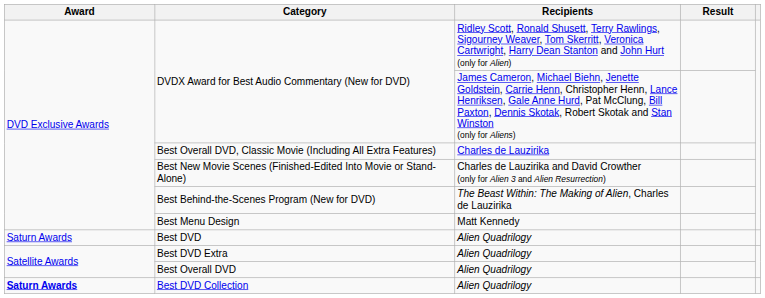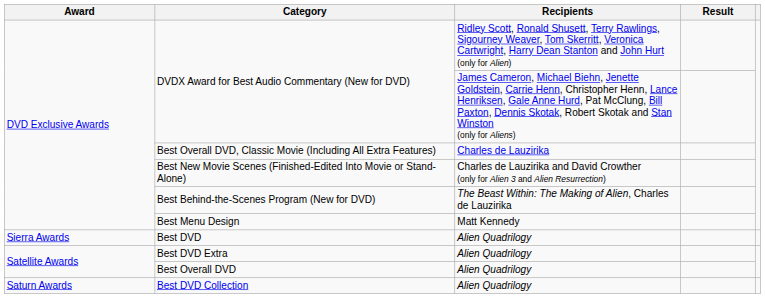(39, 237) Saturn Awards -> (38, 237) Sierra Awards
(42, 285) bold -> (39, 285) normal
